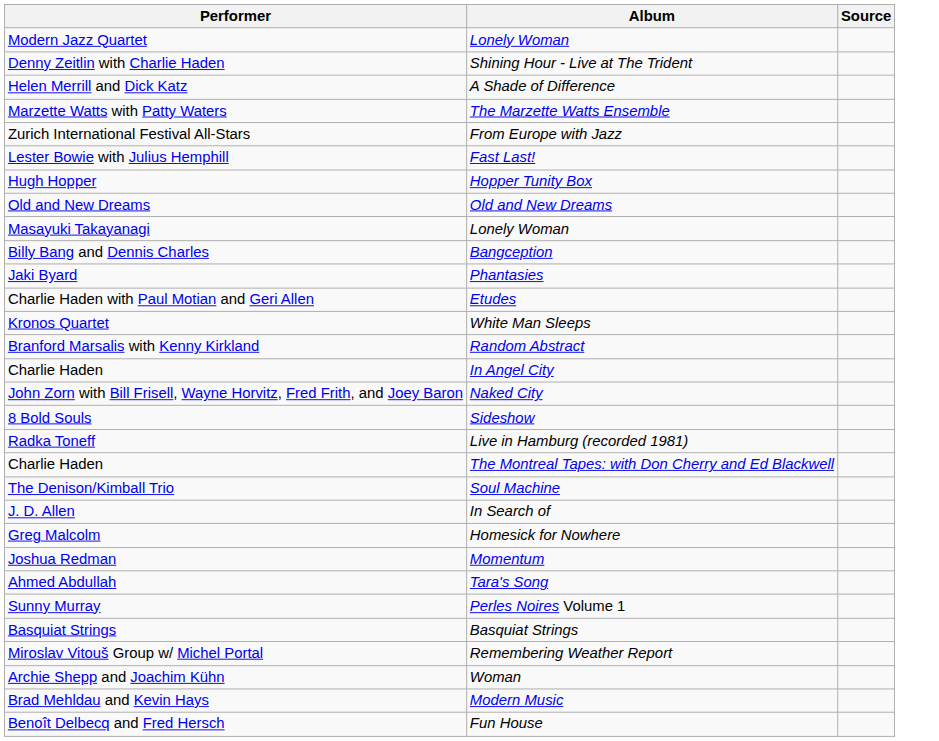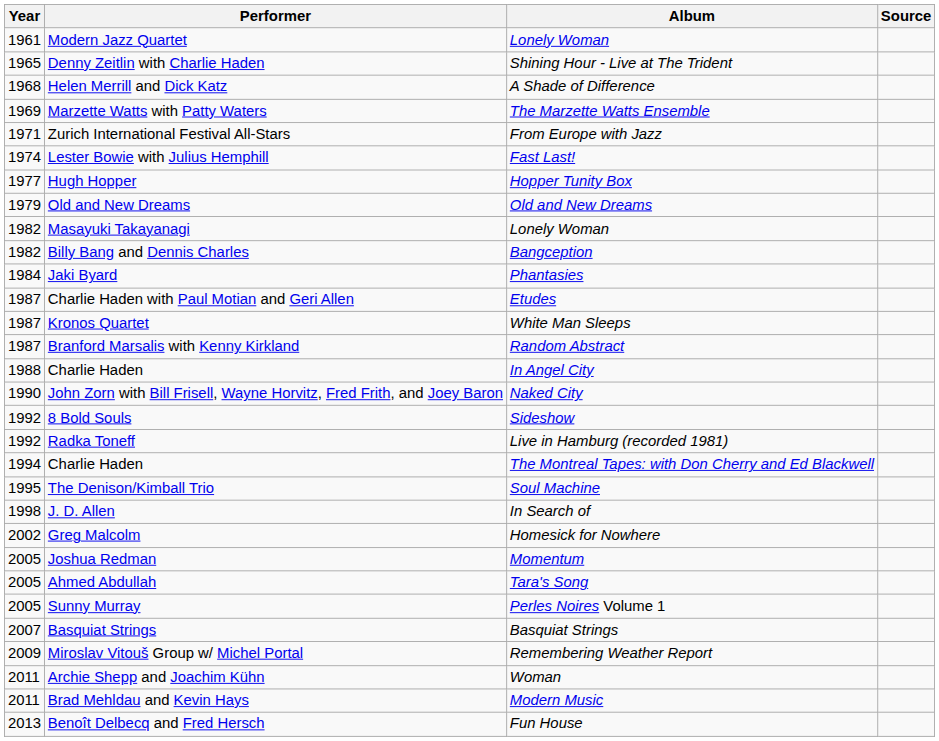+ column: (24, 16)
